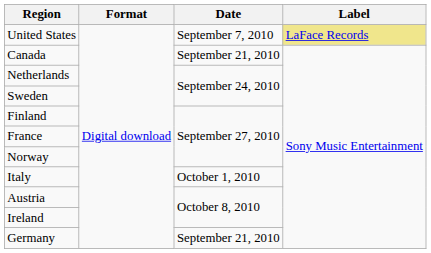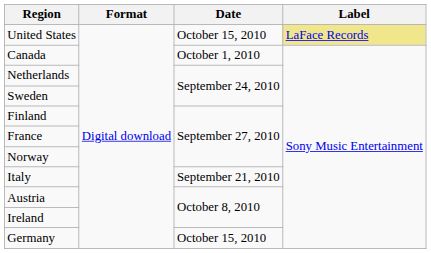(225, 34) September 7, 2010 -> (222, 34) October 15, 2010
(228, 55) September 21, 2010 -> (218, 55) October 1, 2010
(218, 177) October 1, 2010 -> (228, 177) September 21, 2010
(228, 237) September 21, 2010 -> (222, 237) October 15, 2010
